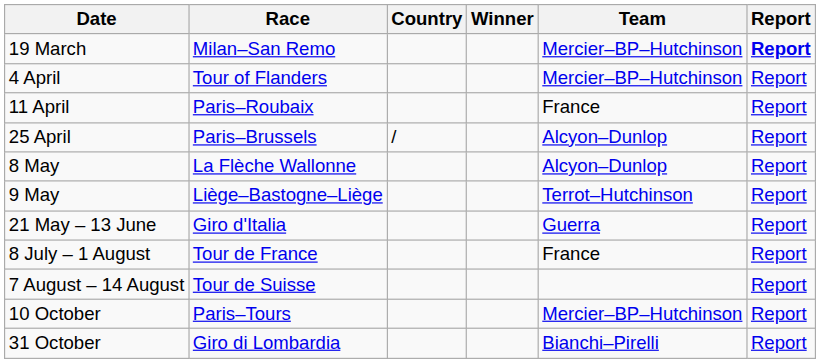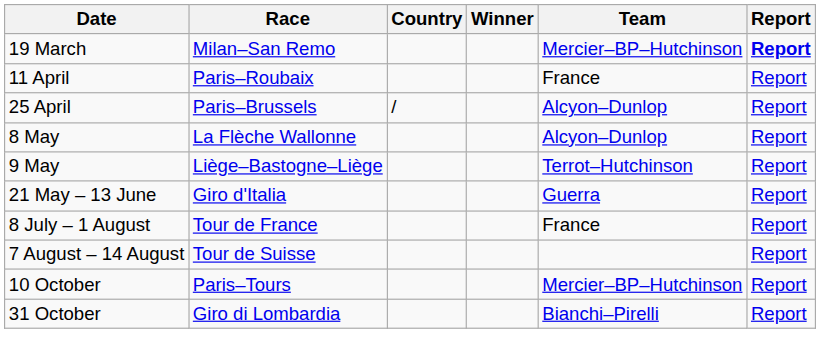- row: (35, 78)
